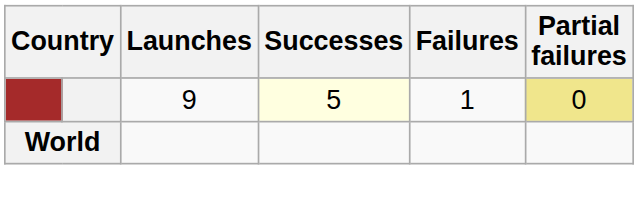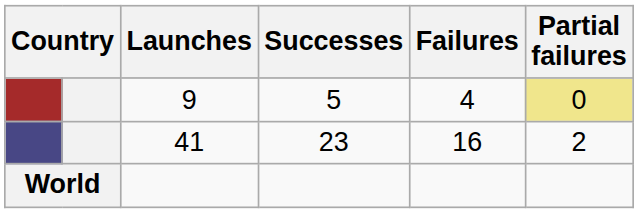(334, 99) lightyellow background -> (334, 99) no background
(467, 99) 1 -> (467, 99) 4
+ row: (189, 142)
